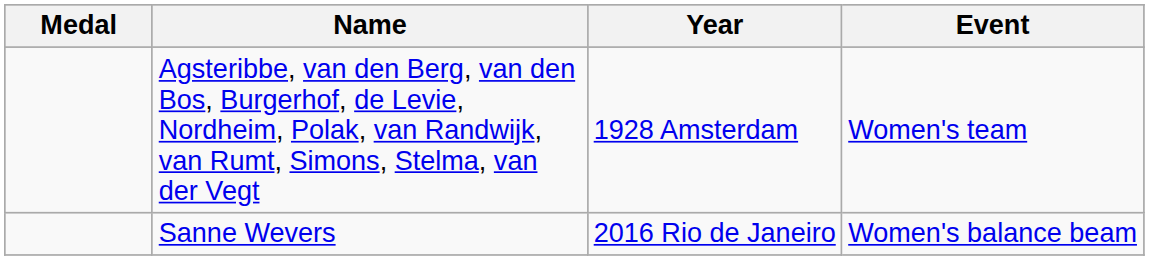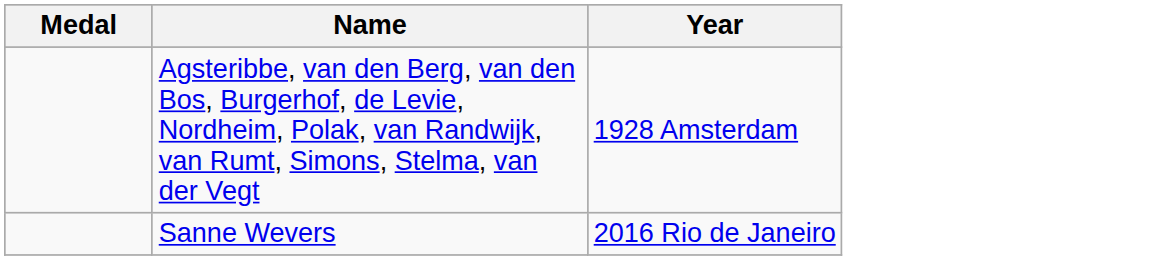- column: (993, 25)
